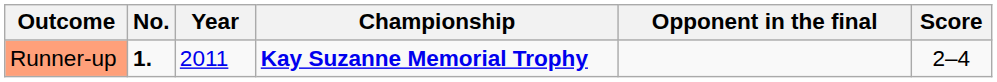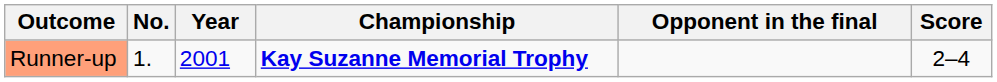(143, 58) bold -> (143, 58) normal
(204, 58) 2011 -> (205, 58) 2001
